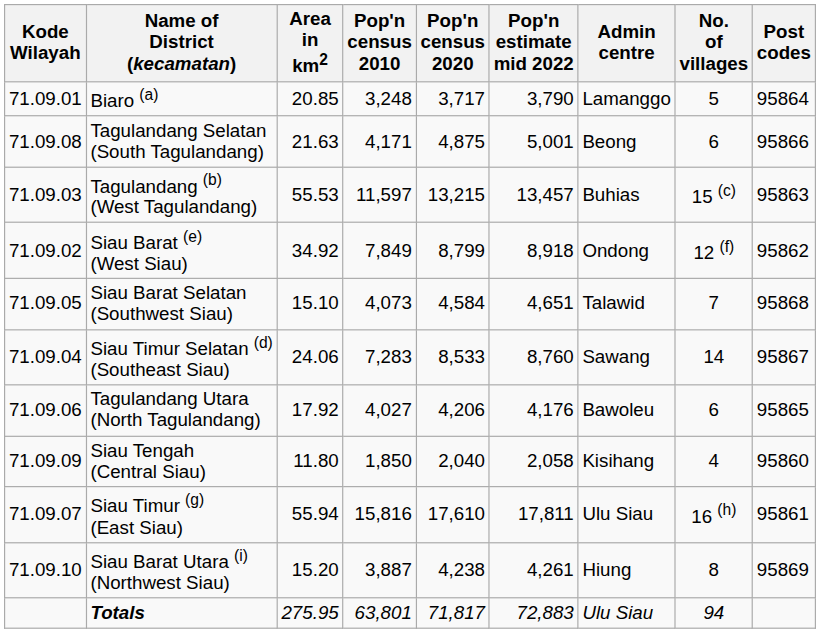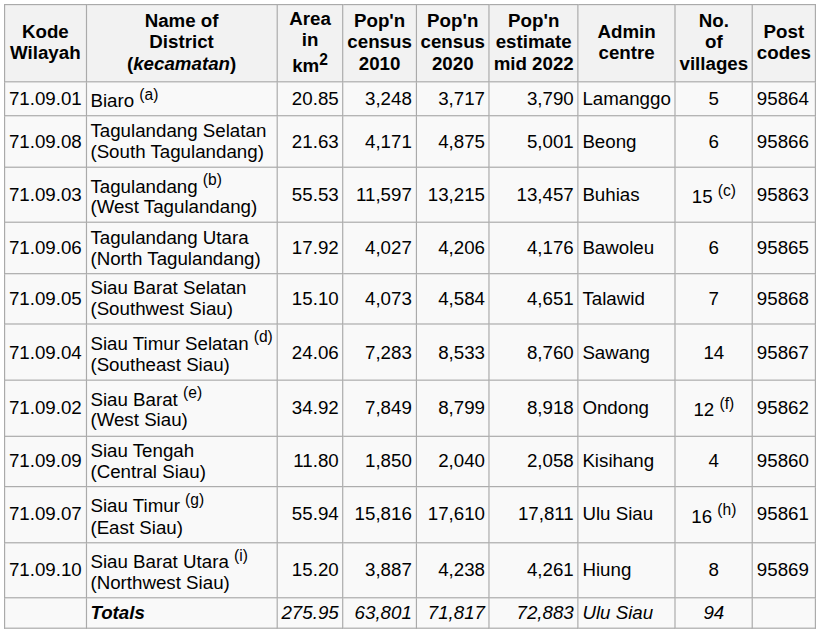rows swapped: (176, 410) <-> (146, 250)
